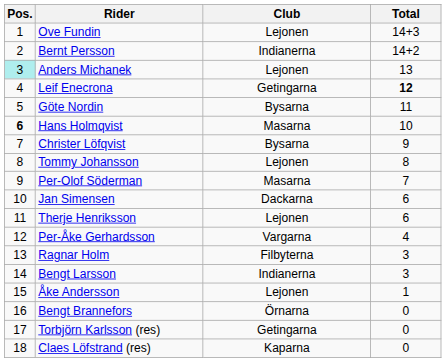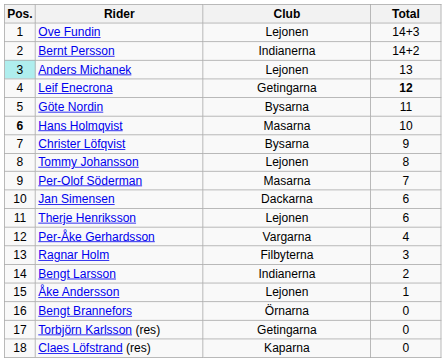(406, 274) 3 -> (406, 274) 2
